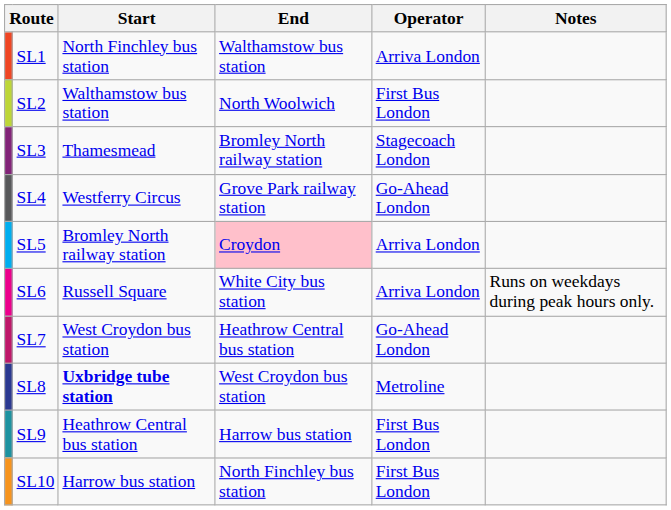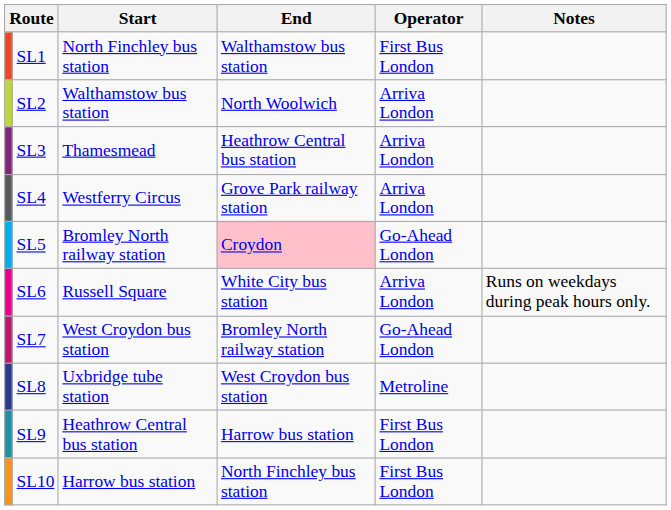(428, 55) Arriva London -> (411, 55) First Bus London
(407, 103) First Bus London -> (407, 103) Arriva London
(272, 150) Bromley North railway station -> (283, 150) Heathrow Central bus station
(415, 150) Stagecoach London -> (407, 150) Arriva London
(412, 197) Go-Ahead London -> (407, 197) Arriva London
(428, 244) Arriva London -> (416, 244) Go-Ahead London
(281, 339) Heathrow Central bus station -> (274, 339) Bromley North railway station
(116, 386) bold -> (113, 386) normal
